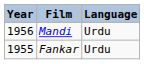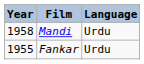(20, 31) 1956 -> (20, 31) 1958
